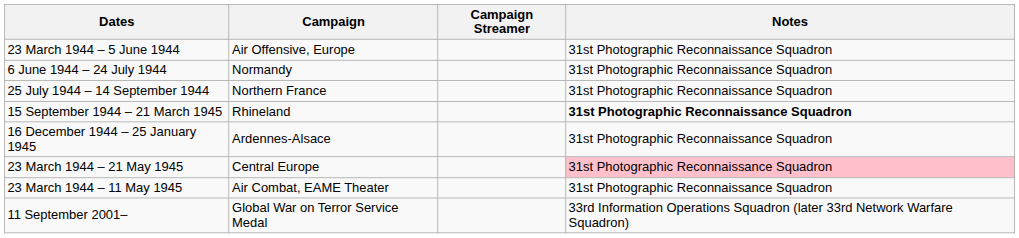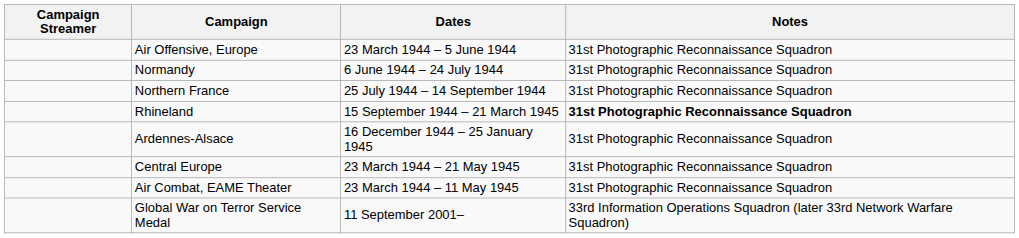columns swapped: (502, 22) <-> (117, 22)
(700, 167) pink background -> (700, 167) no background
